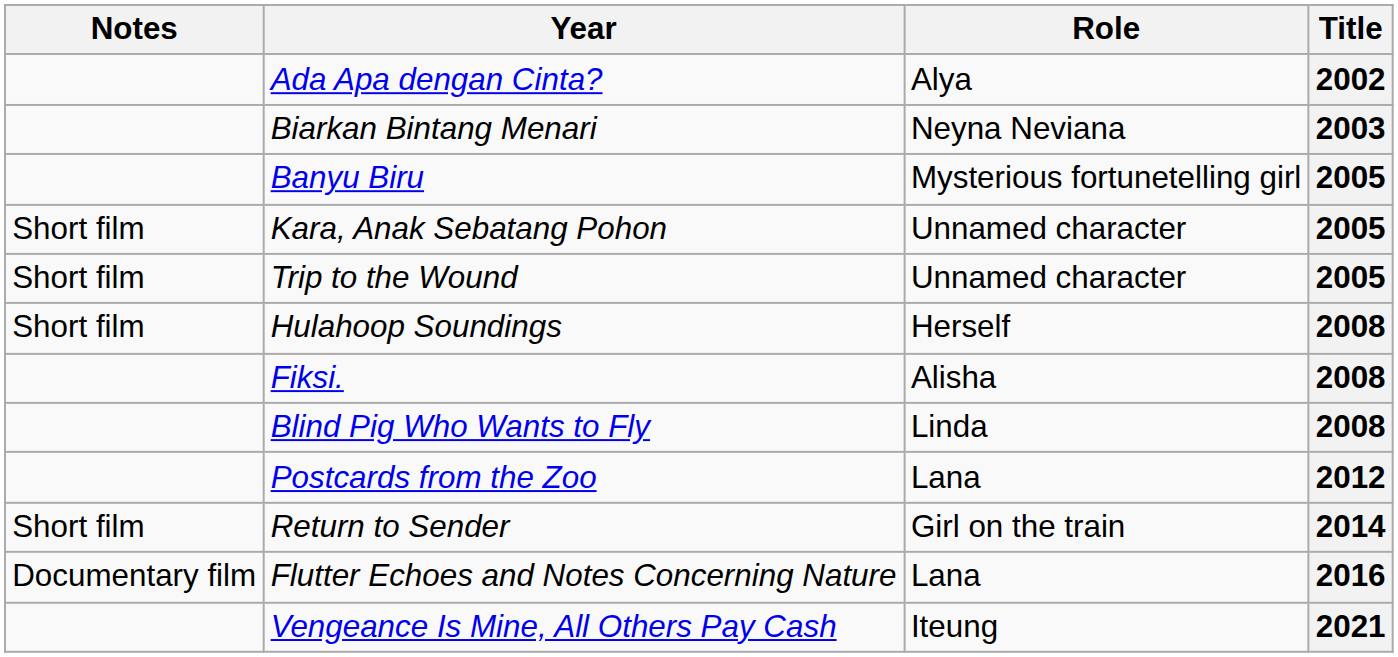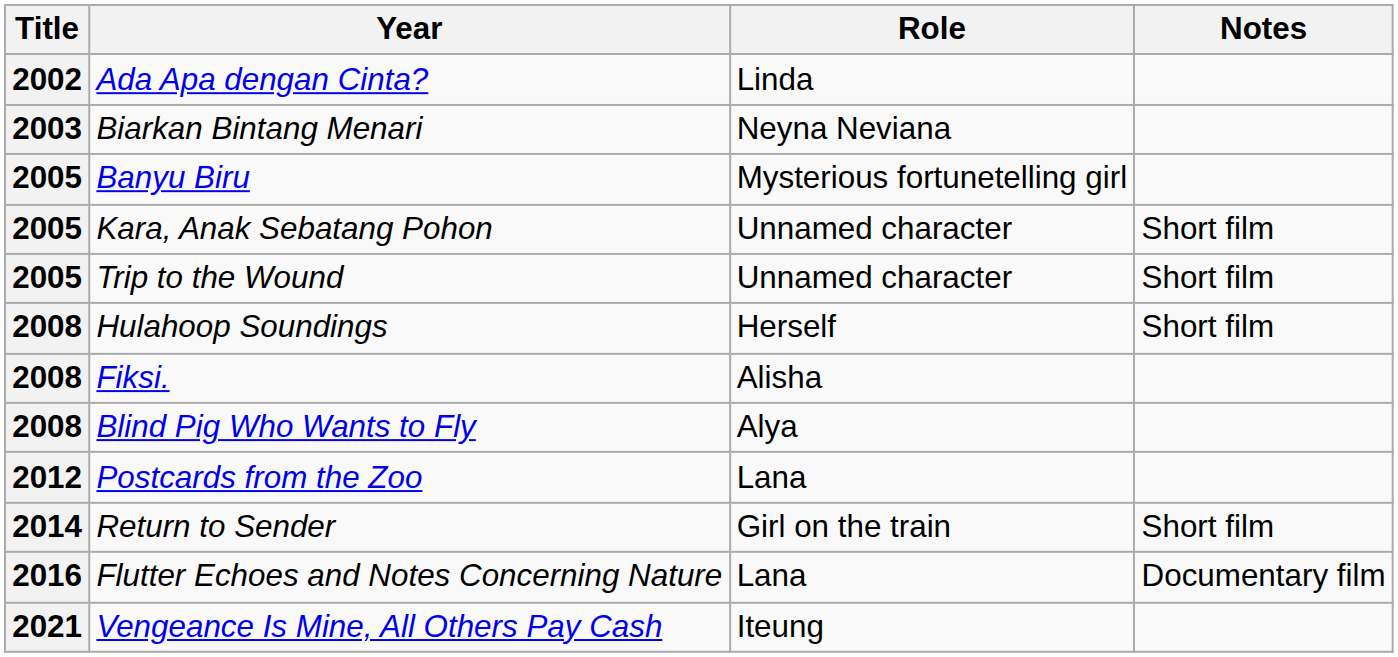columns swapped: (1351, 29) <-> (134, 29)
(941, 79) Alya -> (775, 79) Linda
(949, 427) Linda -> (767, 427) Alya
